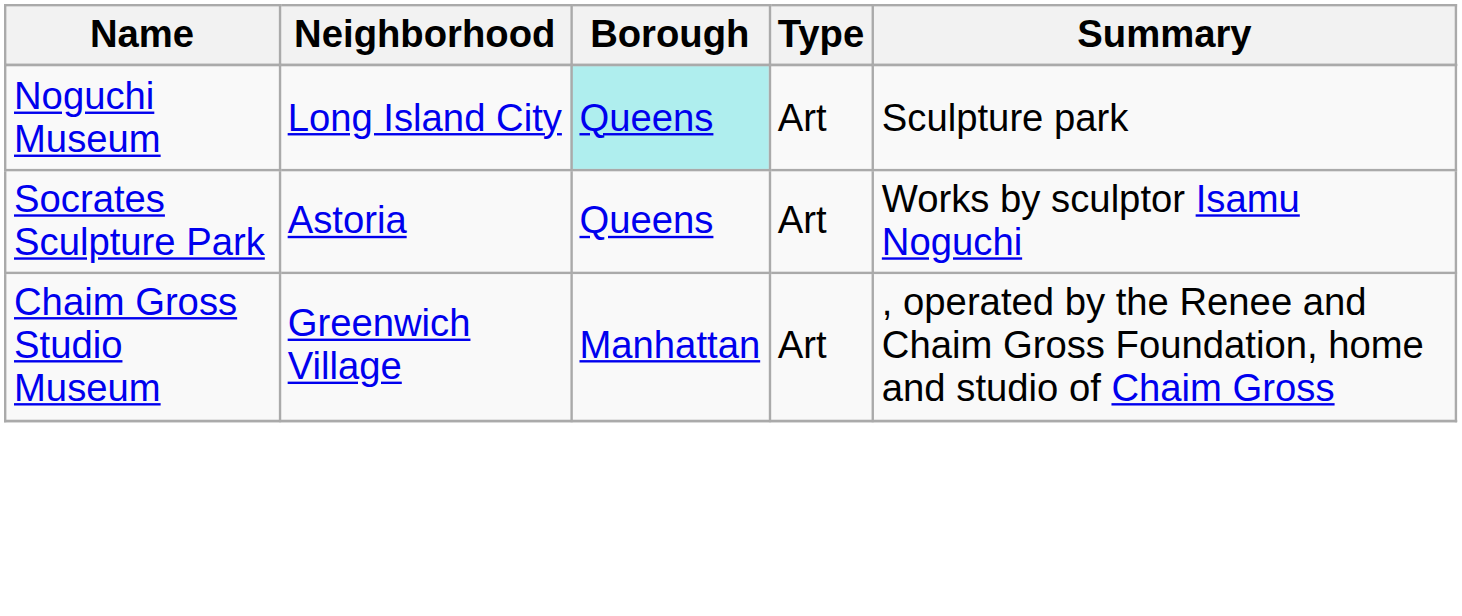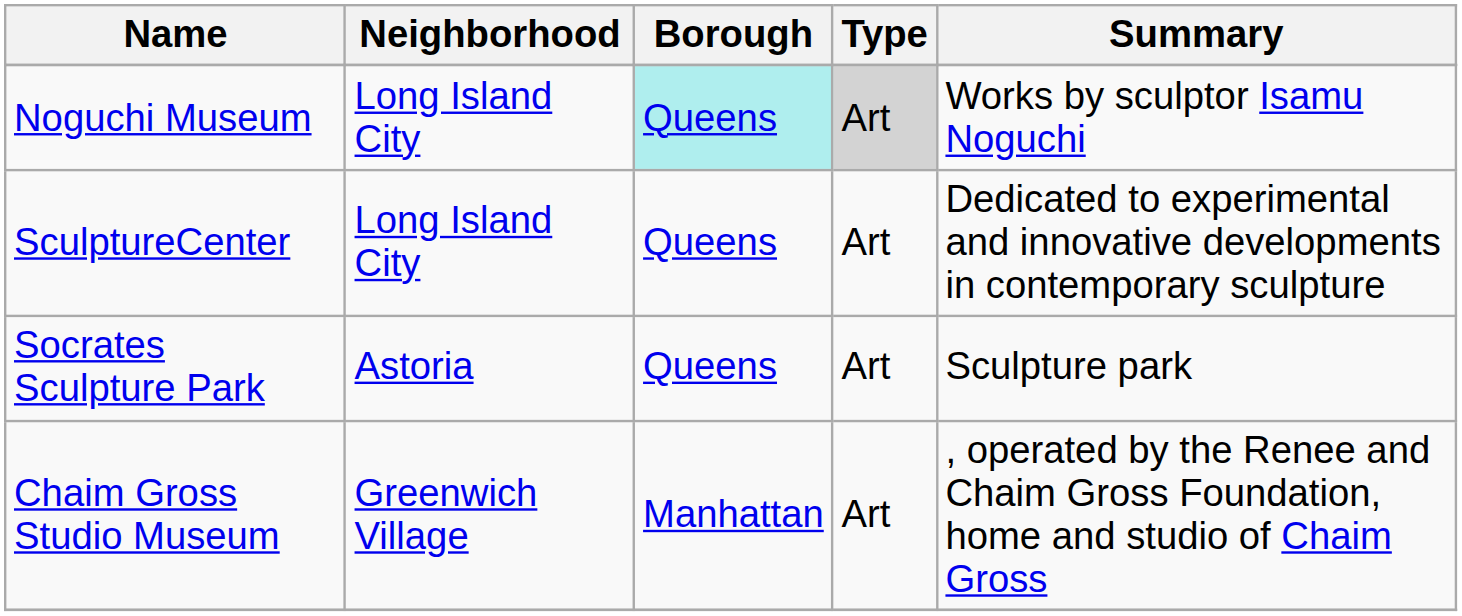(802, 116) no background -> (866, 116) lightgrey background
(1005, 116) Sculpture park -> (1154, 116) Works by sculptor Isamu Noguchi
+ row: (152, 242)
(1091, 220) Works by sculptor Isamu Noguchi -> (1069, 367) Sculpture park
